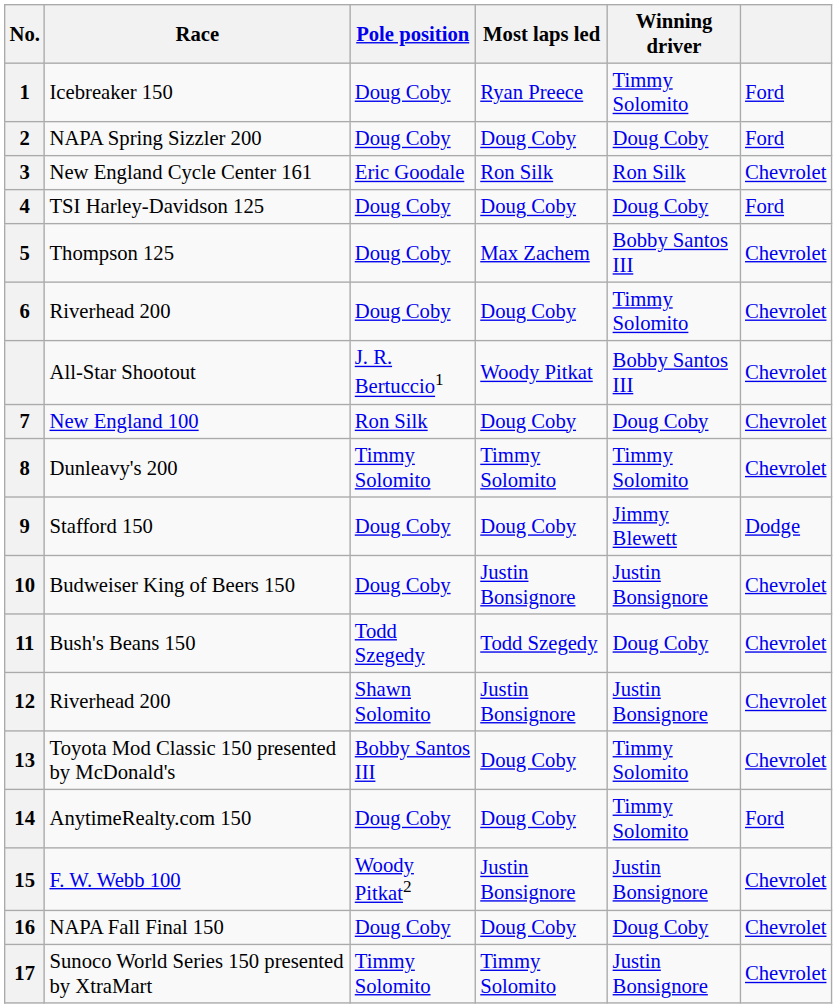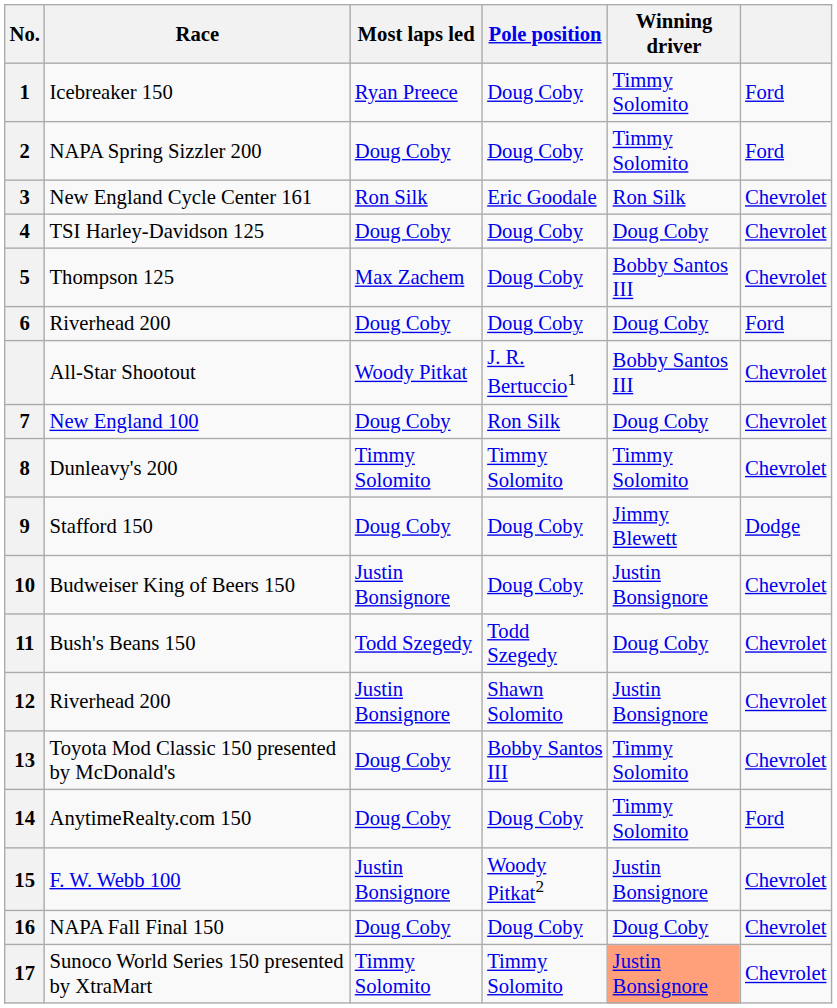columns swapped: (413, 33) <-> (542, 33)
(661, 138) Doug Coby -> (650, 151) Timmy Solomito
(765, 207) Ford -> (786, 231) Chevrolet
(650, 311) Timmy Solomito -> (661, 324) Doug Coby
(786, 311) Chevrolet -> (765, 324) Ford
(660, 974) no background -> (660, 974) lightsalmon background
